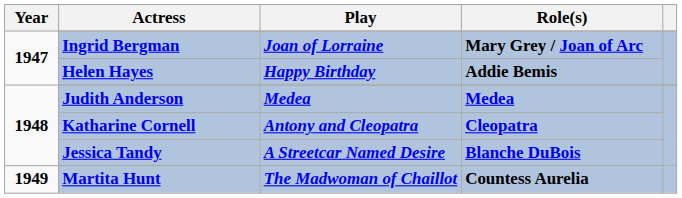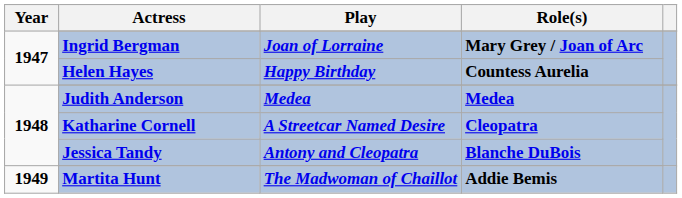(511, 71) Addie Bemis -> (527, 71) Countess Aurelia
(341, 125) Antony and Cleopatra -> (354, 125) A Streetcar Named Desire
(354, 152) A Streetcar Named Desire -> (341, 152) Antony and Cleopatra
(527, 179) Countess Aurelia -> (511, 179) Addie Bemis
